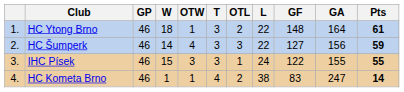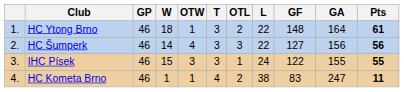(378, 45) 59 -> (378, 45) 56
(378, 78) 14 -> (378, 78) 11
